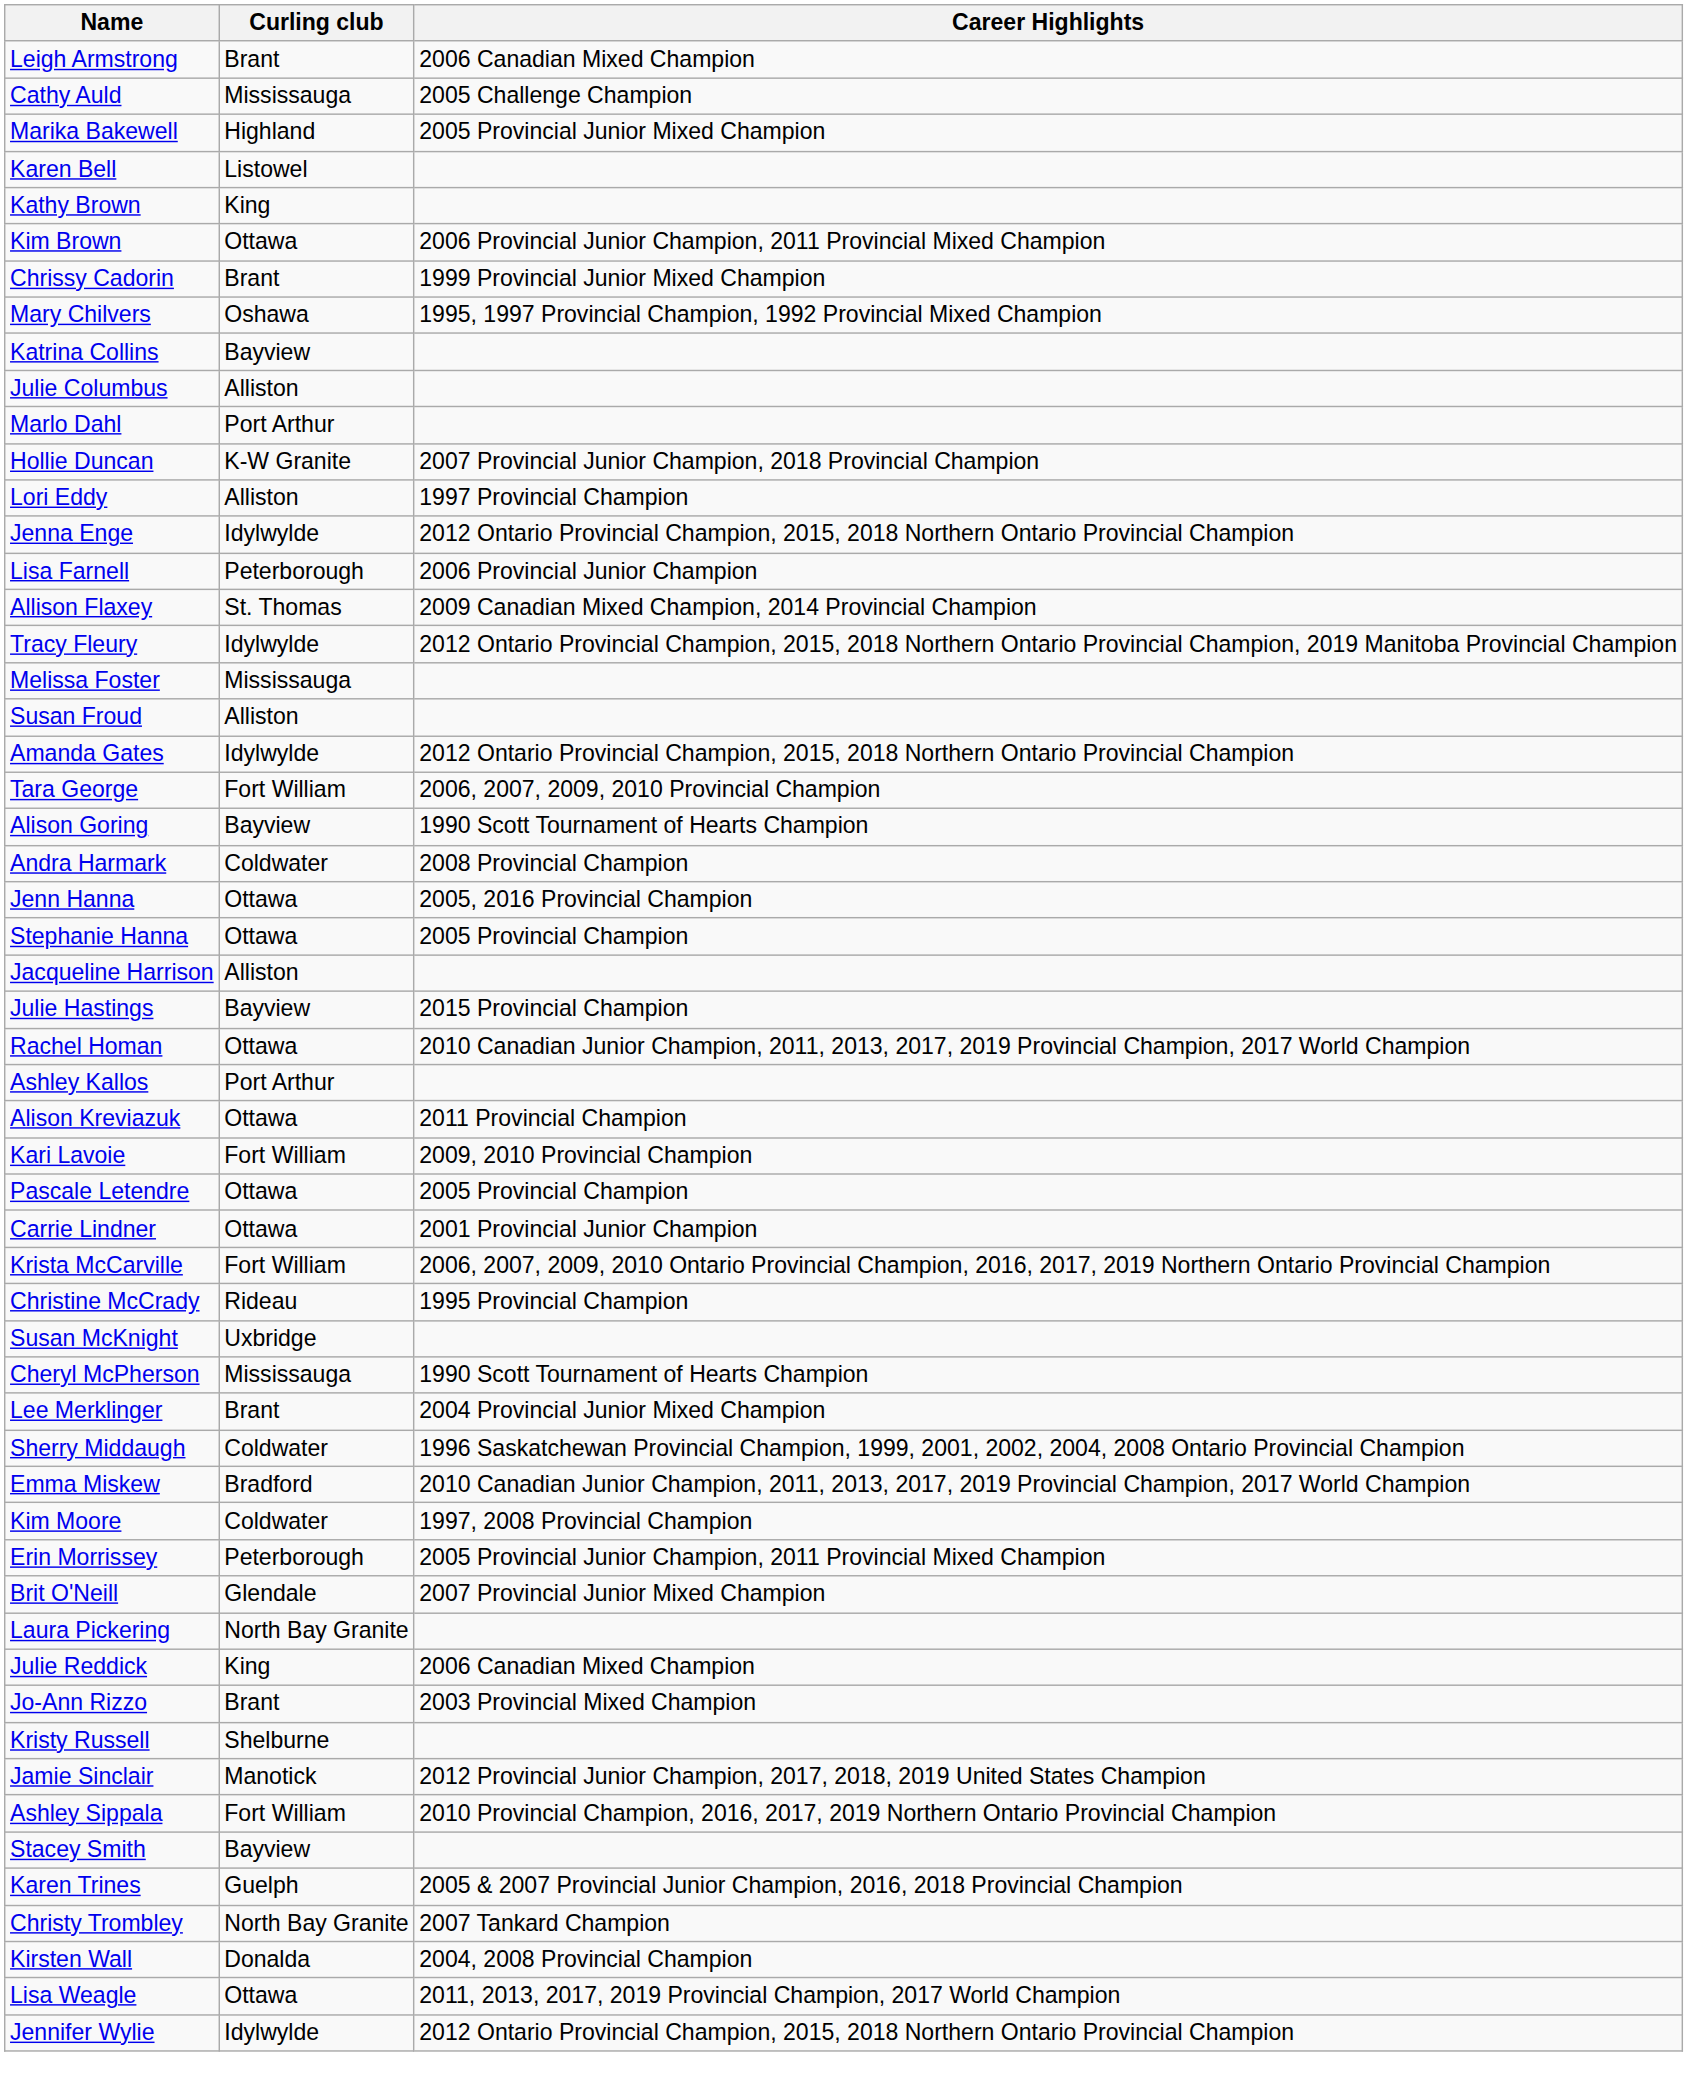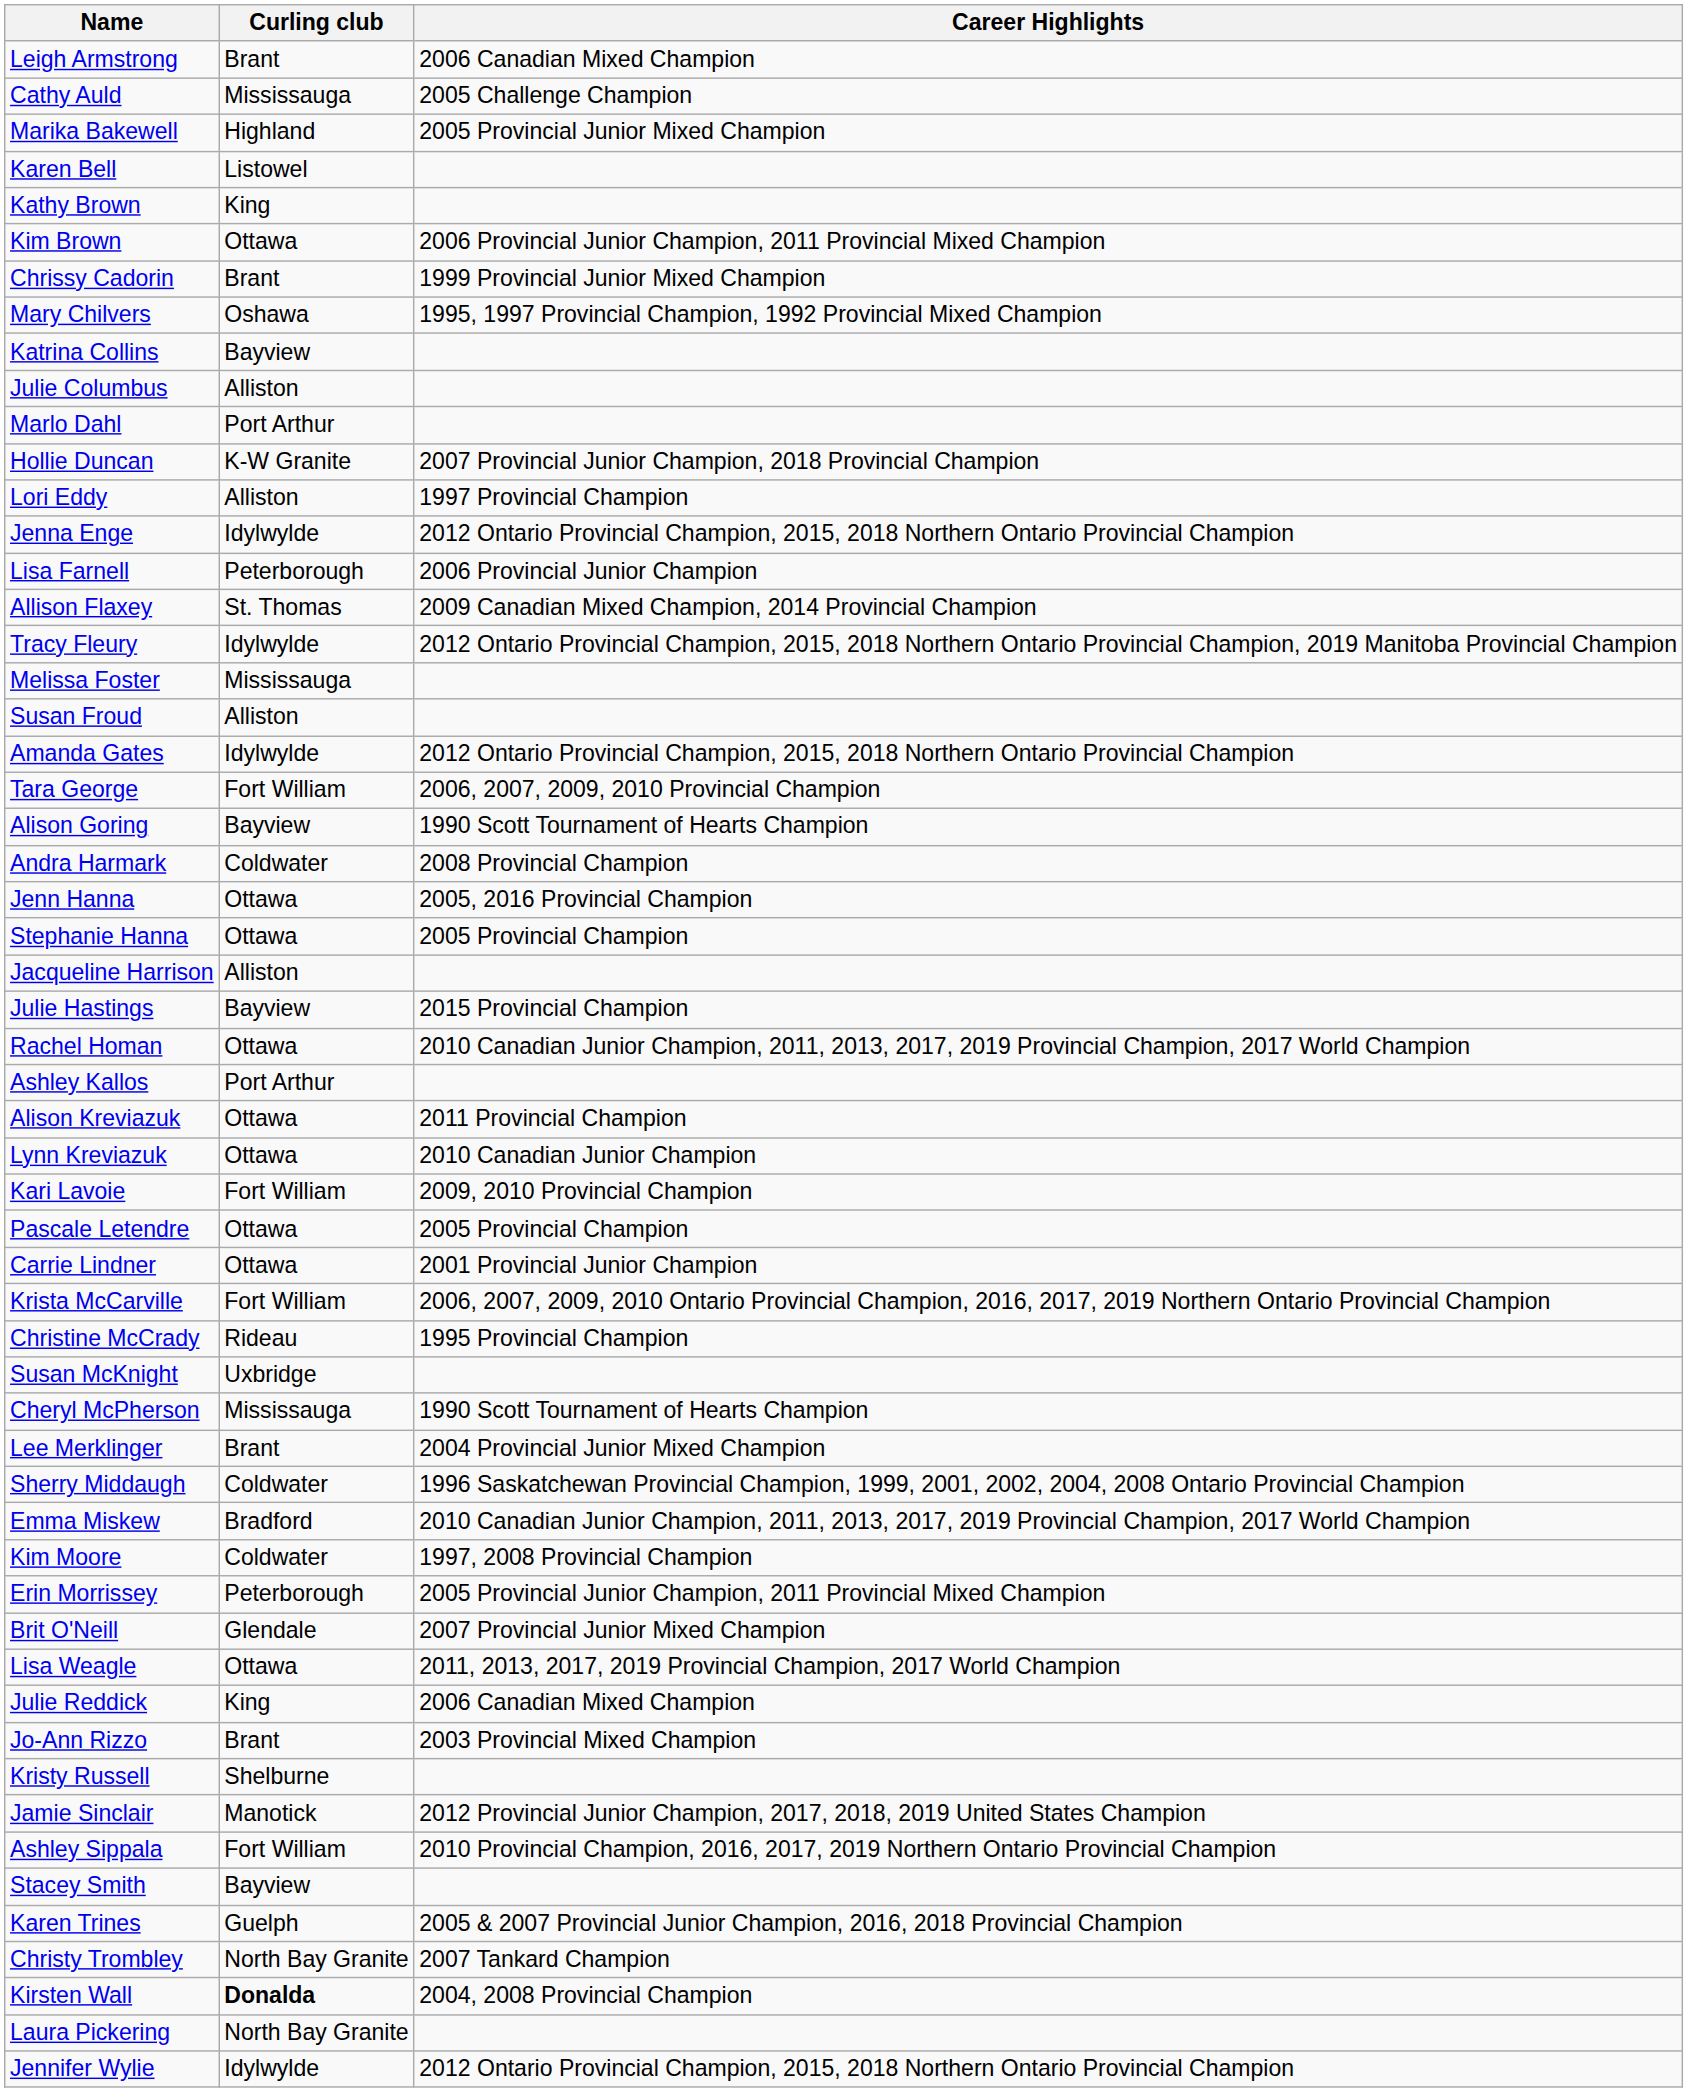+ row: (88, 1155)
rows swapped: (90, 1630) <-> (73, 1995)
(267, 1959) normal -> (270, 1995) bold
